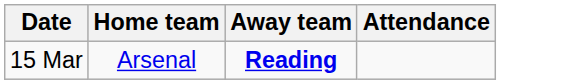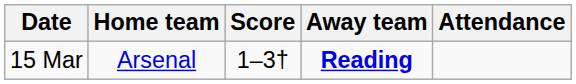+ column: (263, 23)
